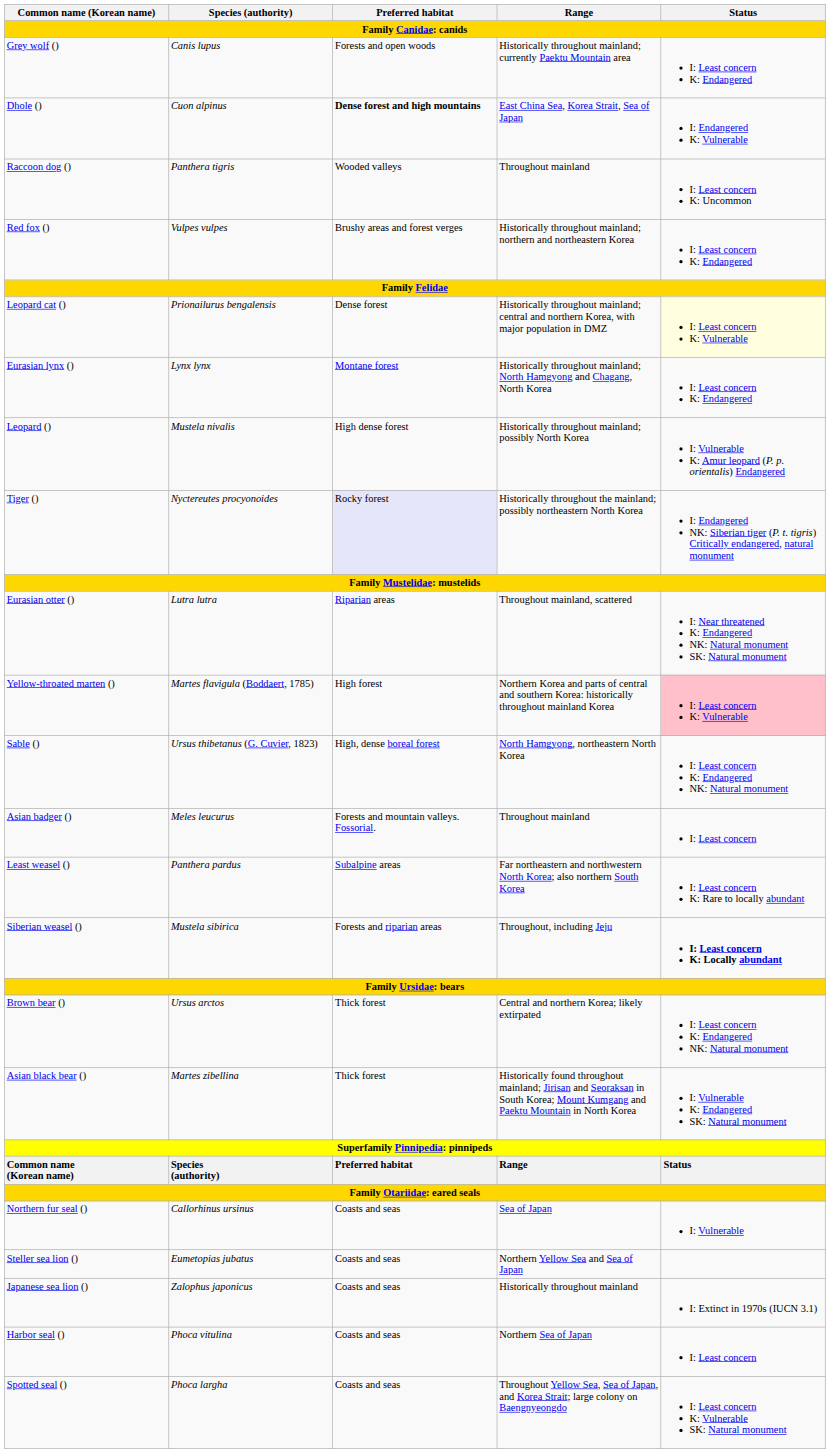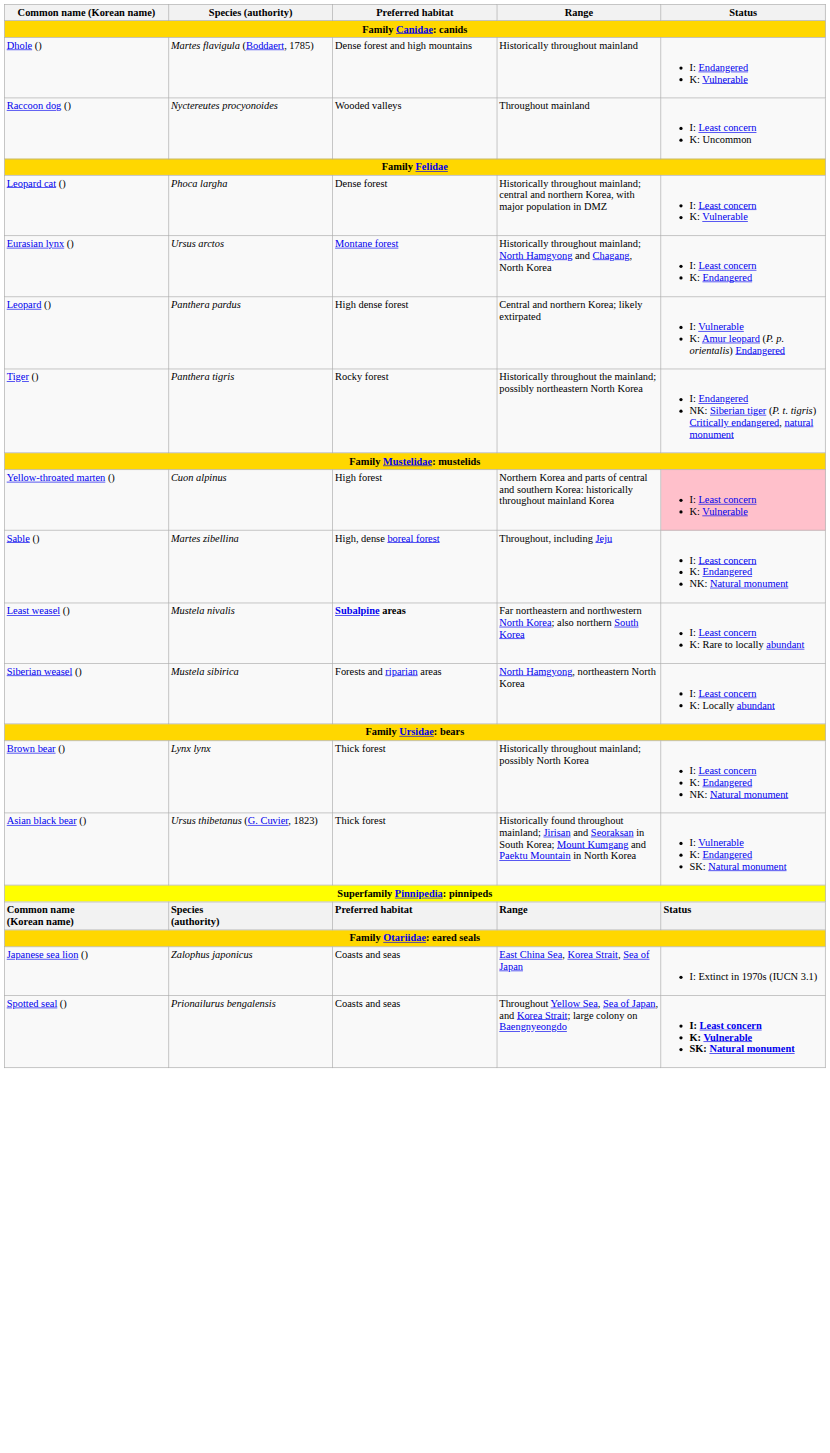- row: (33, 45)
(199, 106) Cuon alpinus -> (242, 45) Martes flavigula (Boddaert, 1785)
(408, 106) bold -> (404, 45) normal
(574, 112) East China Sea, Korea Strait, Sea of Japan -> (569, 45) Historically throughout mainland
(203, 167) Panthera tigris -> (224, 106) Nyctereutes procyonoides
- row: (28, 227)
(223, 305) Prionailurus bengalensis -> (199, 183) Phoca largha
(743, 333) lightyellow background -> (743, 211) no background
(191, 365) Lynx lynx -> (197, 244) Ursus arctos
(203, 426) Mustela nivalis -> (206, 305) Panthera pardus
(570, 432) Historically throughout mainland; possibly North Korea -> (571, 310) Central and northern Korea; likely extirpated
(224, 498) Nyctereutes procyonoides -> (203, 377) Panthera tigris
(362, 498) lavender background -> (362, 377) no background
- row: (41, 599)
(242, 683) Martes flavigula (Boddaert, 1785) -> (199, 477) Cuon alpinus
(244, 744) Ursus thibetanus (G. Cuvier, 1823) -> (205, 538) Martes zibellina
(578, 750) North Hamgyong, northeastern North Korea -> (556, 538) Throughout, including Jeju
- row: (39, 816)
(206, 865) Panthera pardus -> (203, 611) Mustela nivalis
(368, 865) normal -> (370, 611) bold
(556, 926) Throughout, including Jeju -> (578, 677) North Hamgyong, northeastern North Korea
(743, 954) bold -> (743, 700) normal
(197, 1003) Ursus arctos -> (191, 748) Lynx lynx
(571, 1009) Central and northern Korea; likely extirpated -> (570, 754) Historically throughout mainland; possibly North Korea
(205, 1075) Martes zibellina -> (244, 821) Ursus thibetanus (G. Cuvier, 1823)
- row: (47, 1209)
- row: (42, 1258)
(569, 1286) Historically throughout mainland -> (574, 960) East China Sea, Korea Strait, Sea of Japan
- row: (36, 1335)
(199, 1384) Phoca largha -> (223, 1003) Prionailurus bengalensis
(743, 1418) normal -> (743, 1038) bold
